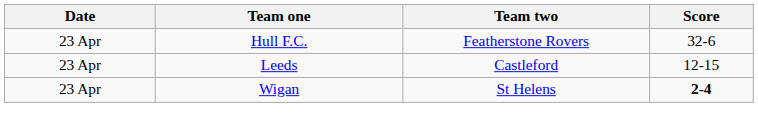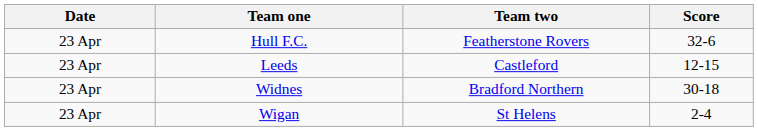+ row: (279, 89)
(701, 89) bold -> (701, 114) normal
